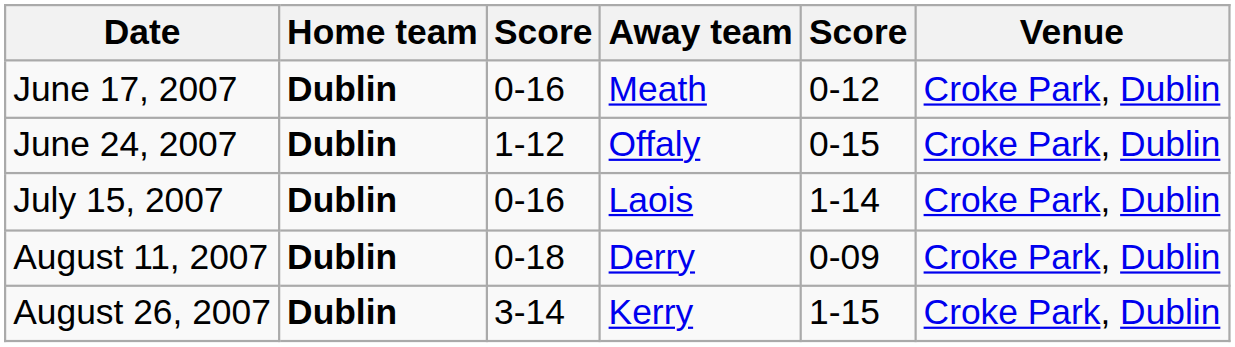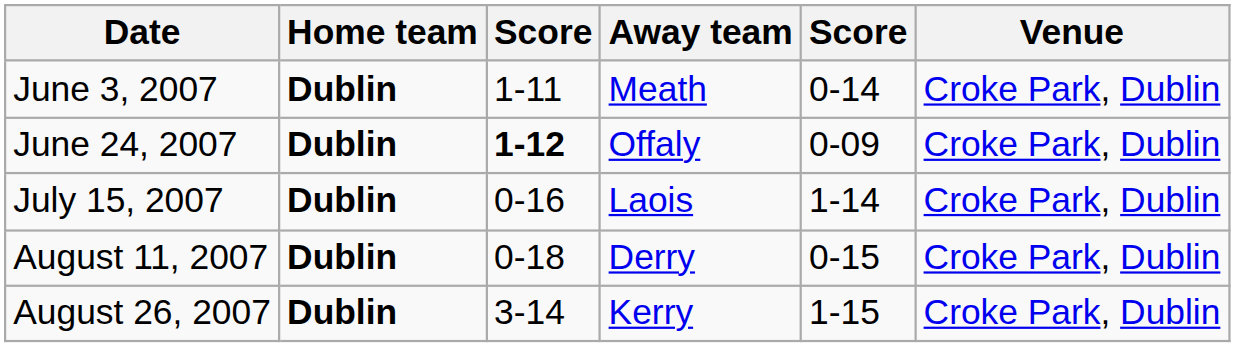+ row: (116, 88)
- row: (125, 88)
(529, 144) normal -> (529, 144) bold
(844, 144) 0-15 -> (844, 144) 0-09
(844, 256) 0-09 -> (844, 256) 0-15
